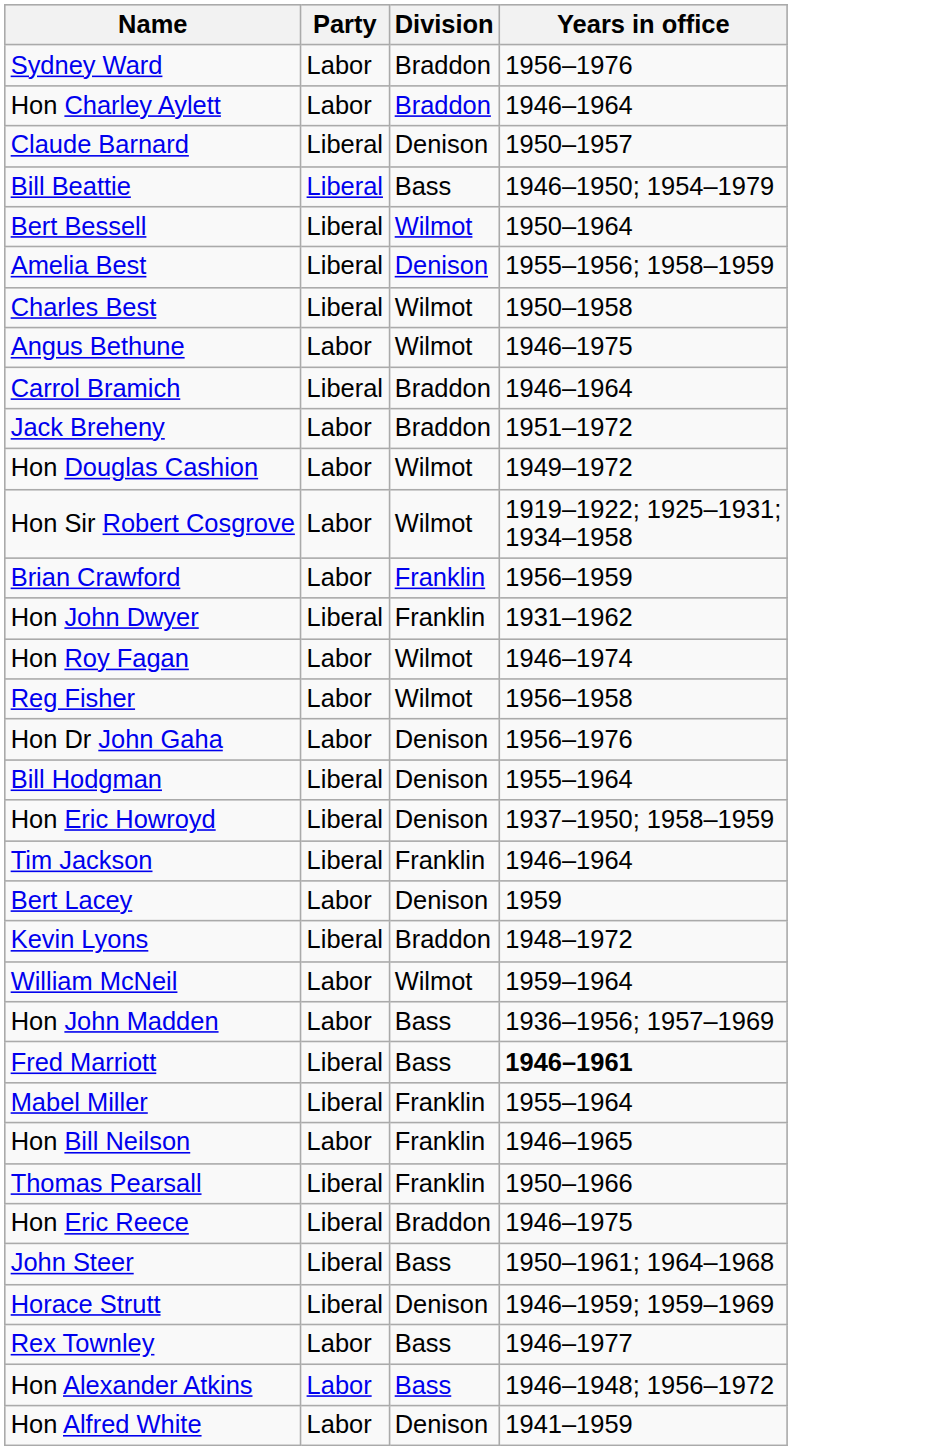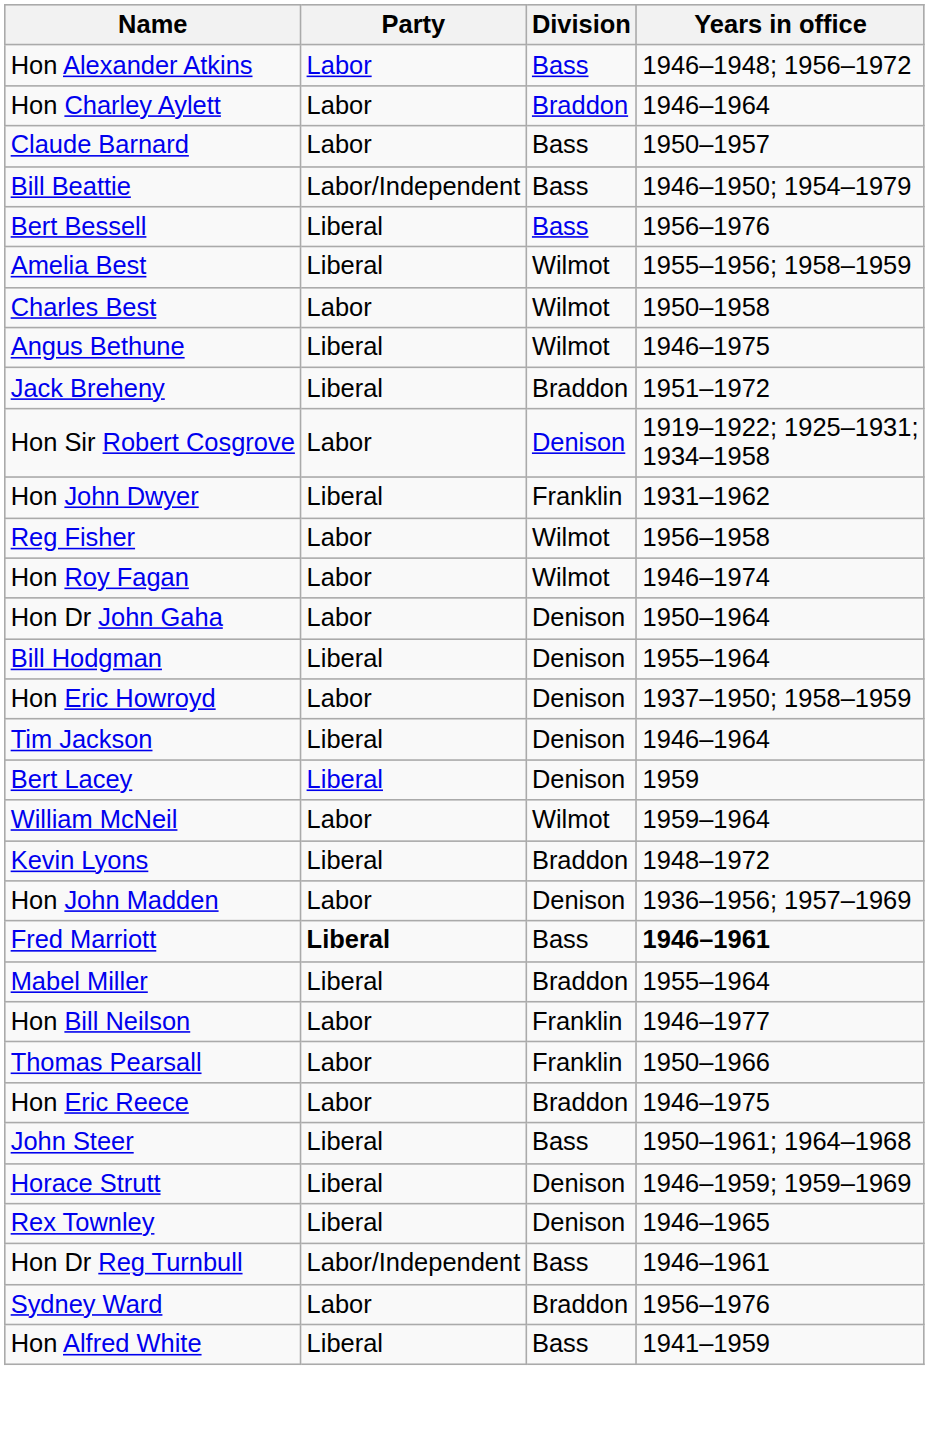rows swapped: (132, 1384) <-> (87, 65)
(345, 145) Liberal -> (339, 145) Labor
(441, 145) Denison -> (560, 145) Bass
(345, 186) Liberal -> (413, 186) Labor/Independent
(434, 226) Wilmot -> (560, 226) Bass
(569, 226) 1950–1964 -> (706, 226) 1956–1976
(441, 266) Denison -> (571, 266) Wilmot
(345, 307) Liberal -> (339, 307) Labor
(339, 347) Labor -> (345, 347) Liberal
- row: (95, 387)
(339, 428) Labor -> (345, 387) Liberal
- row: (134, 468)
(434, 523) Wilmot -> (579, 442) Denison
- row: (95, 577)
rows swapped: (100, 658) <-> (73, 698)
(569, 739) 1956–1976 -> (706, 618) 1950–1964
(345, 819) Liberal -> (339, 698) Labor
(440, 860) Franklin -> (579, 739) Denison
(339, 900) Labor -> (345, 779) Liberal
rows swapped: (79, 940) <-> (94, 981)
(423, 1021) Bass -> (579, 900) Denison
(345, 1061) normal -> (348, 940) bold
(440, 1102) Franklin -> (580, 981) Braddon
(569, 1142) 1946–1965 -> (706, 1021) 1946–1977
(345, 1182) Liberal -> (339, 1061) Labor
(345, 1223) Liberal -> (339, 1102) Labor
(339, 1344) Labor -> (345, 1223) Liberal
(423, 1344) Bass -> (579, 1223) Denison
(569, 1344) 1946–1977 -> (706, 1223) 1946–1965
+ row: (127, 1263)
(339, 1425) Labor -> (345, 1344) Liberal
(441, 1425) Denison -> (560, 1344) Bass
